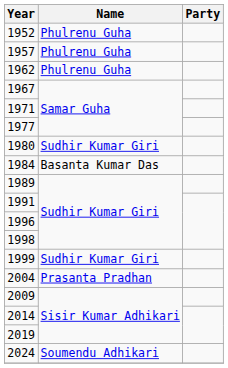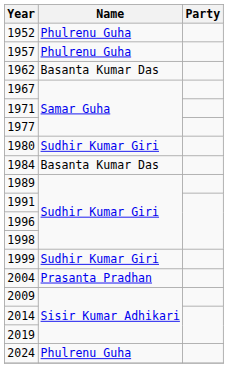(86, 70) Phulrenu Guha -> (100, 70) Basanta Kumar Das
(100, 353) Soumendu Adhikari -> (86, 353) Phulrenu Guha
